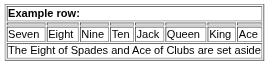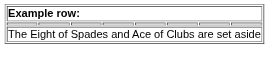- row: (24, 34)
